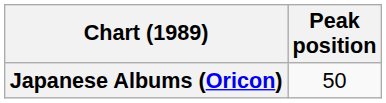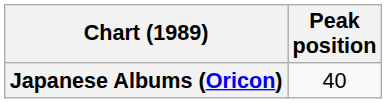(334, 80) 50 -> (334, 80) 40
